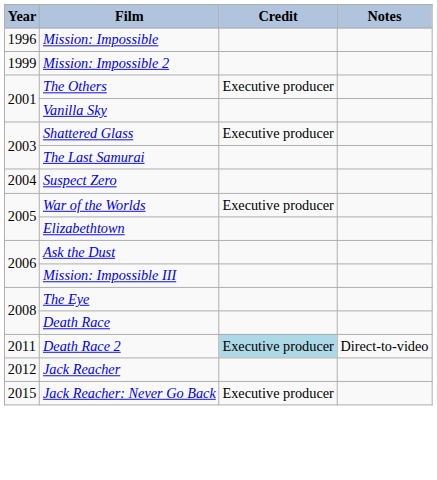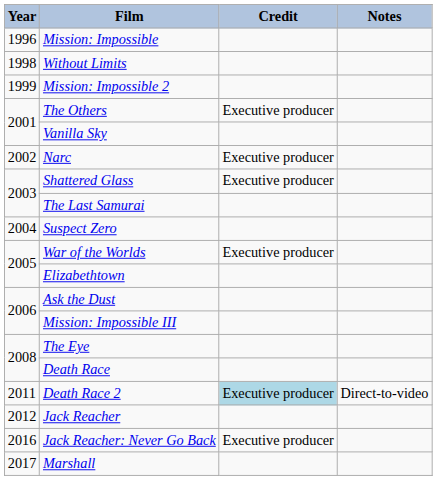+ row: (85, 63)
+ row: (57, 157)
(22, 393) 2015 -> (22, 440) 2016
+ row: (69, 464)
